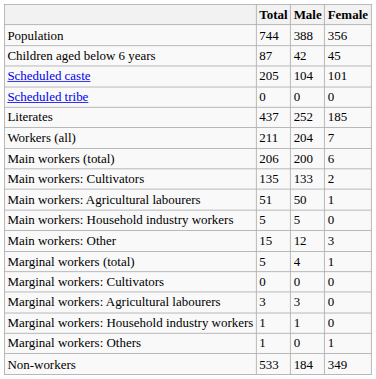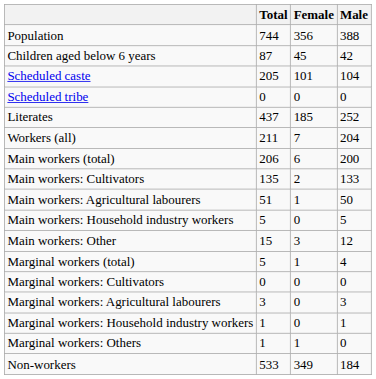columns swapped: (308, 14) <-> (348, 14)
